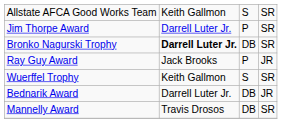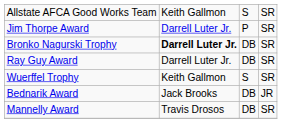(189, 61) Jack Brooks -> (196, 61) Darrell Luter Jr.
(245, 61) P -> (249, 61) DB
(267, 61) JR -> (268, 61) SR
(196, 93) Darrell Luter Jr. -> (189, 93) Jack Brooks
